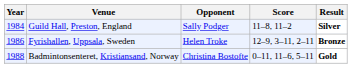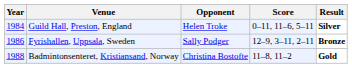(206, 26) Sally Podger -> (205, 26) Helen Troke
(272, 26) 11–8, 11–2 -> (283, 26) 0–11, 11–6, 5–11
(205, 41) Helen Troke -> (206, 41) Sally Podger
(283, 56) 0–11, 11–6, 5–11 -> (272, 56) 11–8, 11–2
